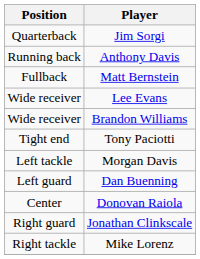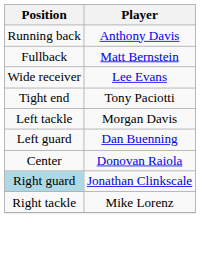- row: (140, 35)
- row: (140, 118)
(44, 222) no background -> (44, 181) lightblue background
